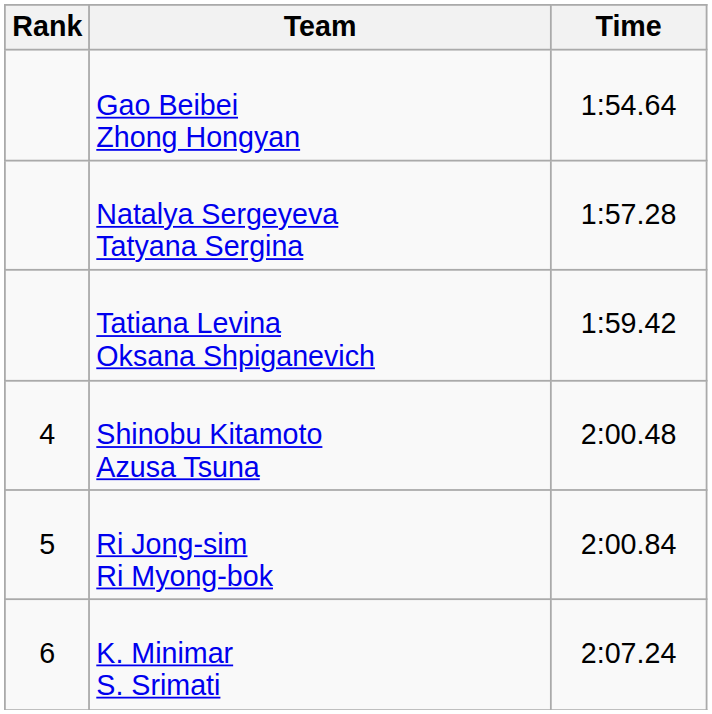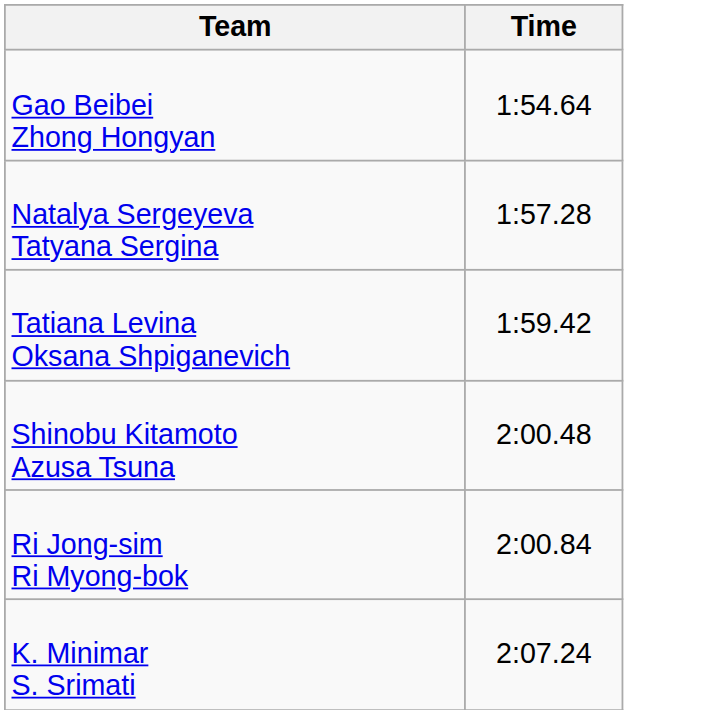- column: (47, 27)
